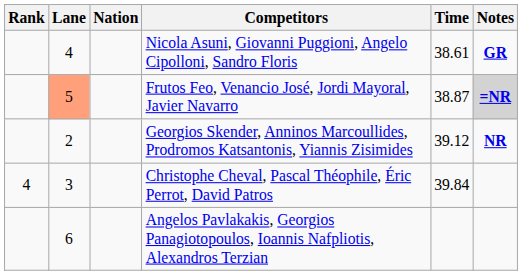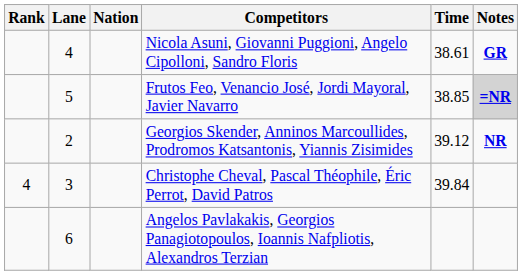(69, 97) lightsalmon background -> (69, 97) no background
(452, 97) 38.87 -> (452, 97) 38.85
